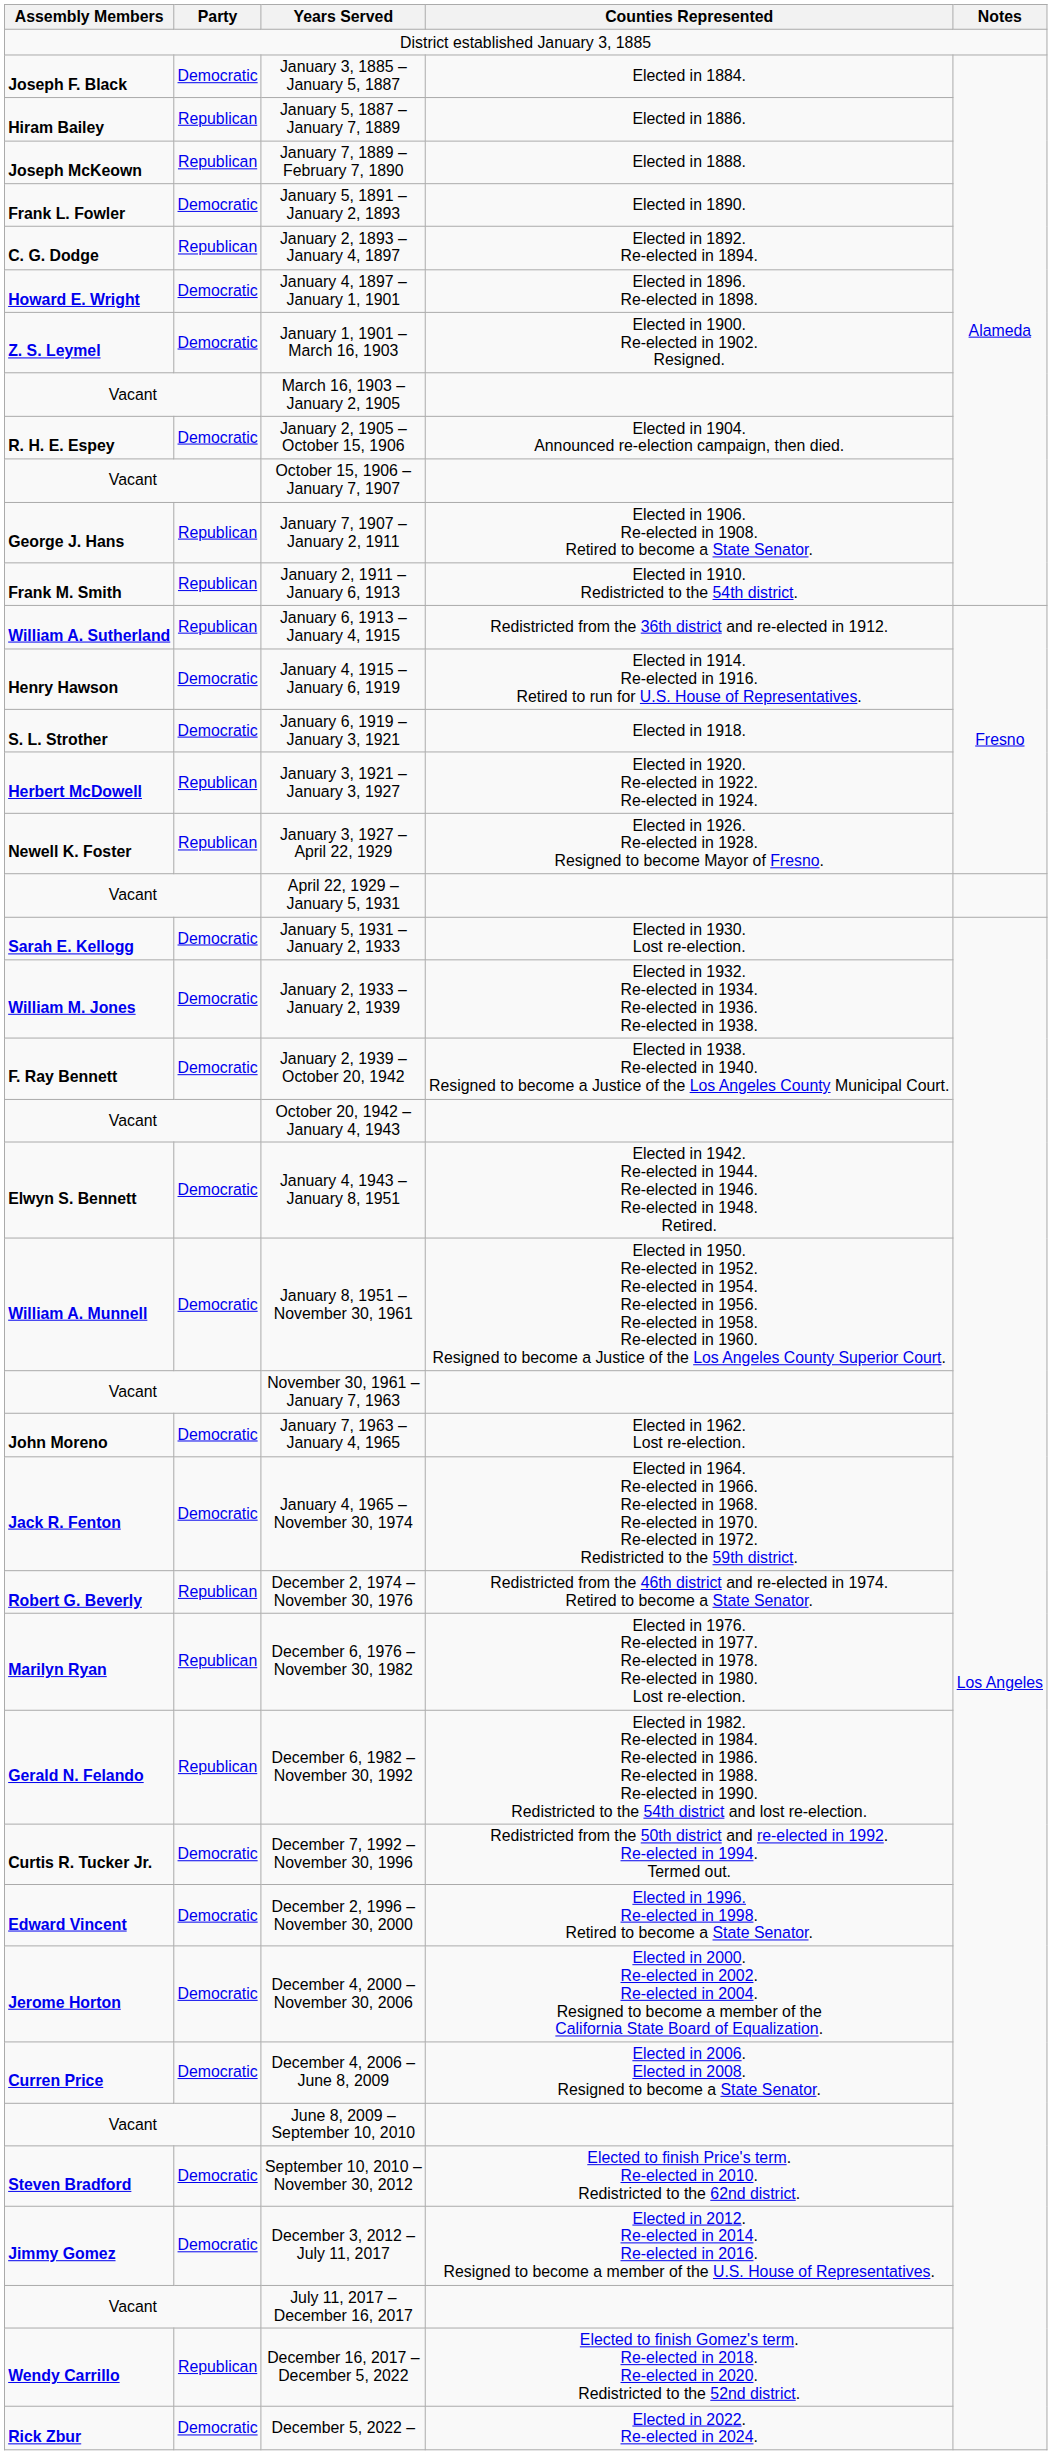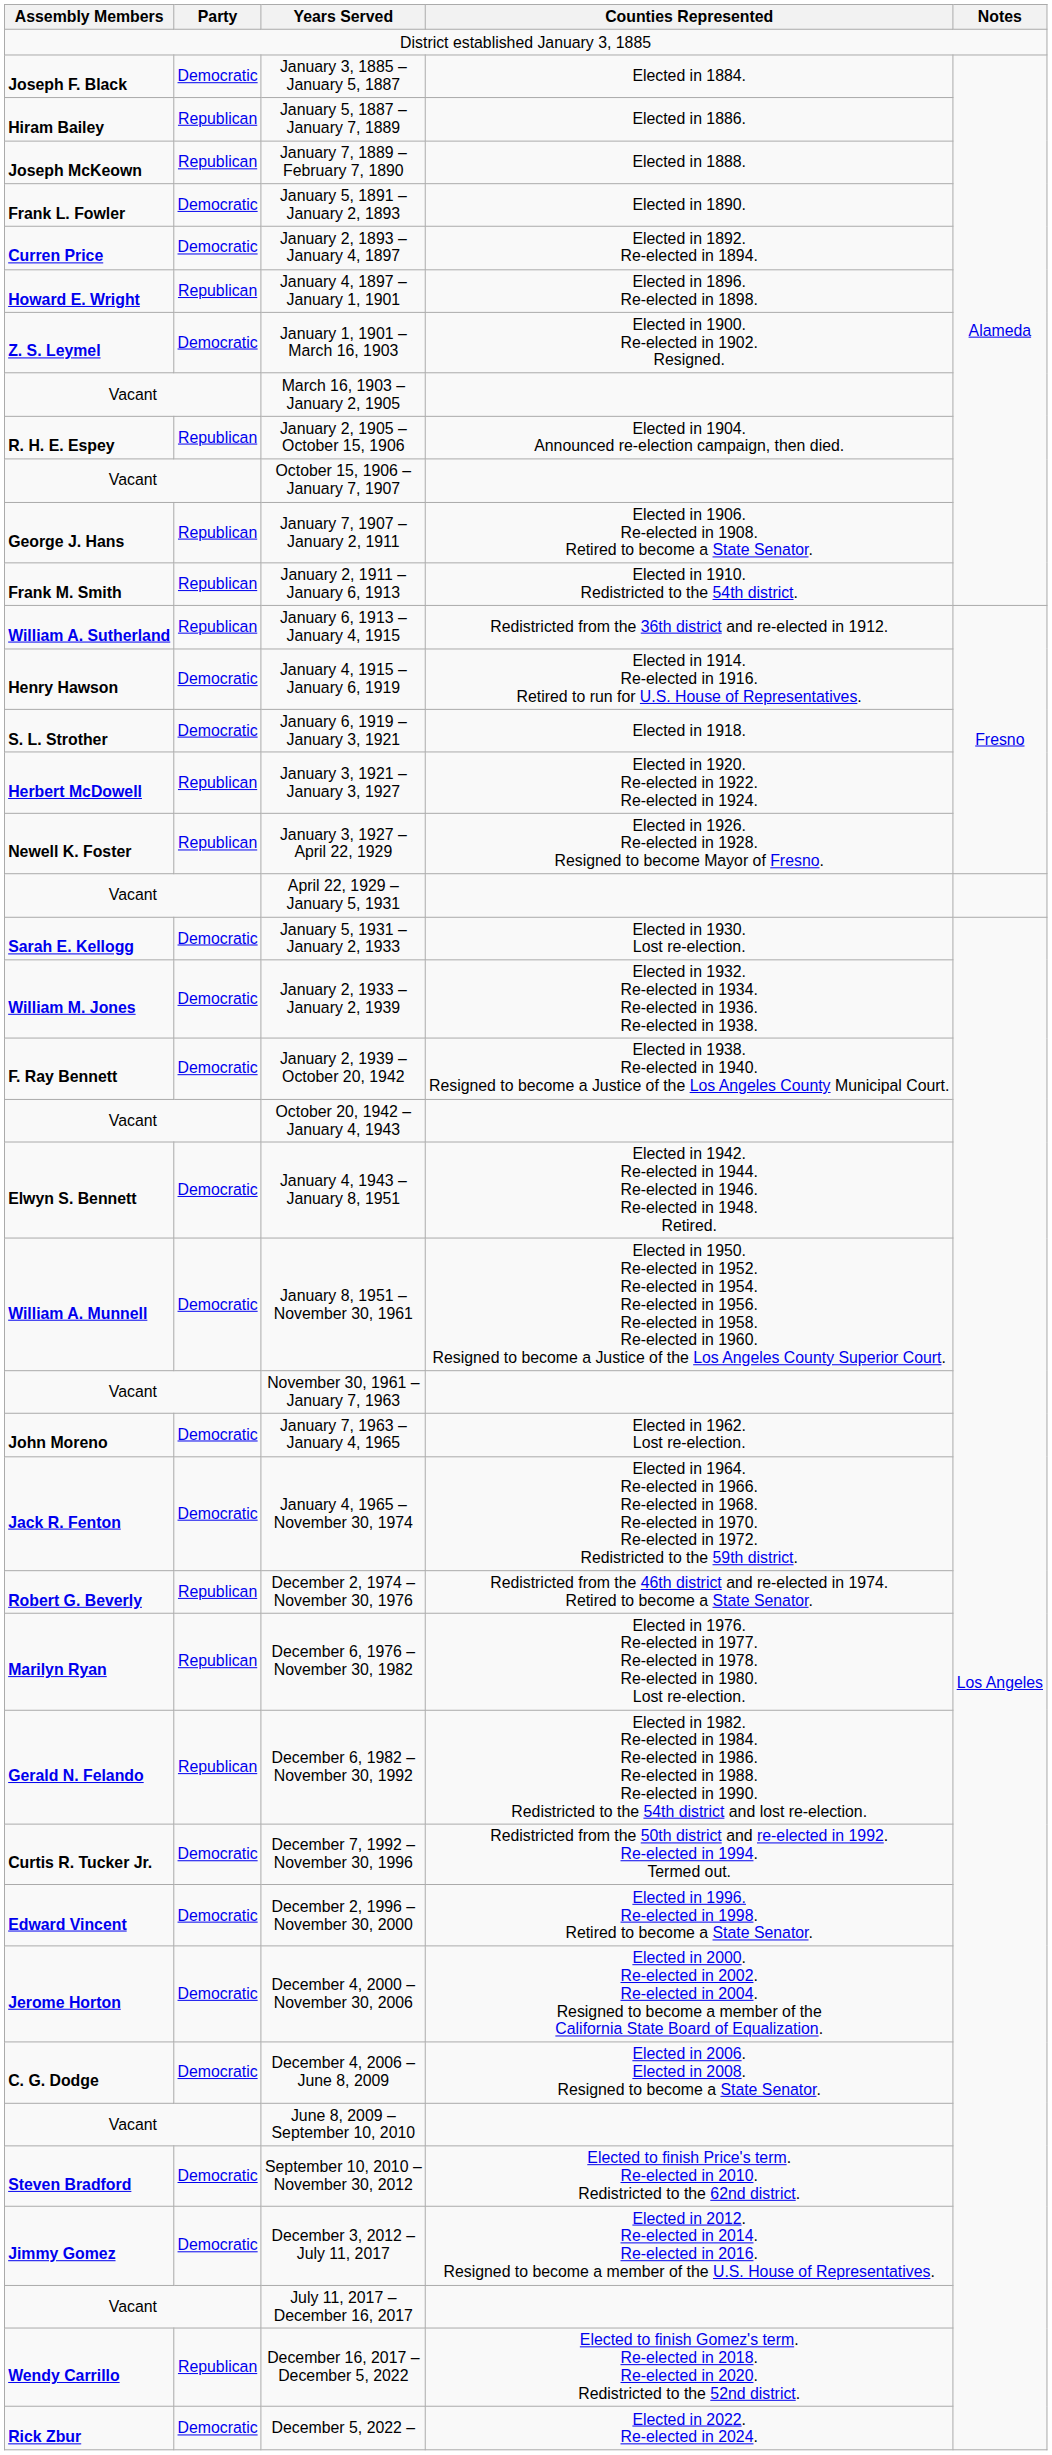(53, 256) C. G. Dodge -> (56, 256) Curren Price
(218, 247) Republican -> (218, 247) Democratic
(218, 290) Democratic -> (218, 290) Republican
(218, 437) Democratic -> (218, 437) Republican
(56, 2081) Curren Price -> (53, 2081) C. G. Dodge
